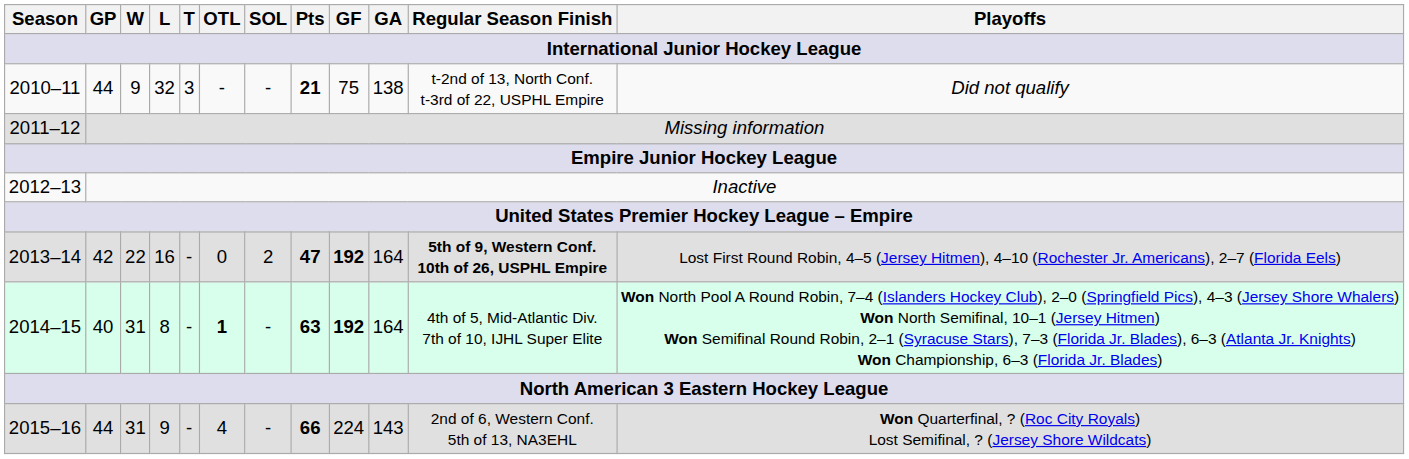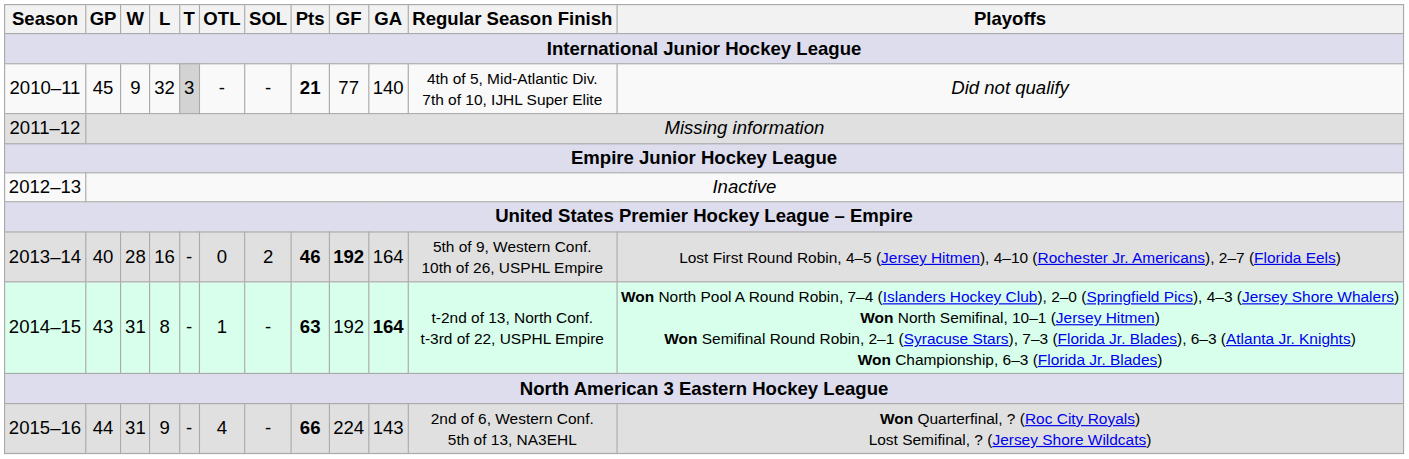(103, 88) 44 -> (103, 88) 45
(189, 88) no background -> (189, 88) lightgrey background
(349, 88) 75 -> (349, 88) 77
(388, 88) 138 -> (388, 88) 140
(512, 89) t-2nd of 13, North Conf. t-3rd of 22, USPHL Empire -> (512, 89) 4th of 5, Mid-Atlantic Div. 7th of 10, IJHL Super Elite
(103, 256) 42 -> (103, 256) 40
(135, 256) 22 -> (135, 256) 28
(310, 256) 47 -> (310, 256) 46
(512, 256) bold -> (512, 257) normal
(103, 327) 40 -> (103, 327) 43
(222, 327) bold -> (222, 327) normal
(349, 327) bold -> (349, 327) normal
(388, 327) normal -> (388, 327) bold
(512, 328) 4th of 5, Mid-Atlantic Div. 7th of 10, IJHL Super Elite -> (512, 328) t-2nd of 13, North Conf. t-3rd of 22, USPHL Empire
